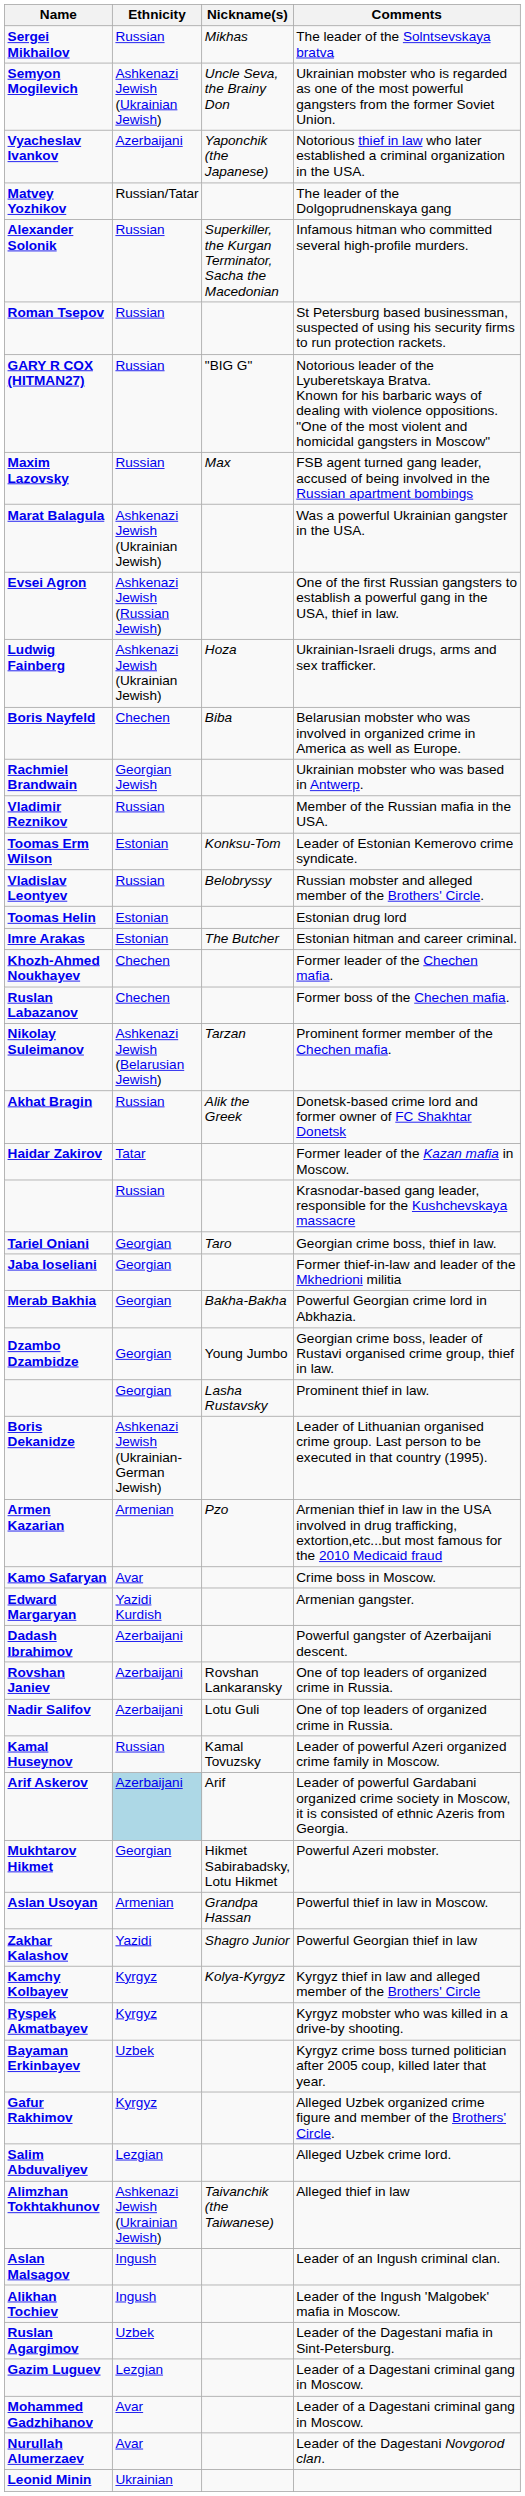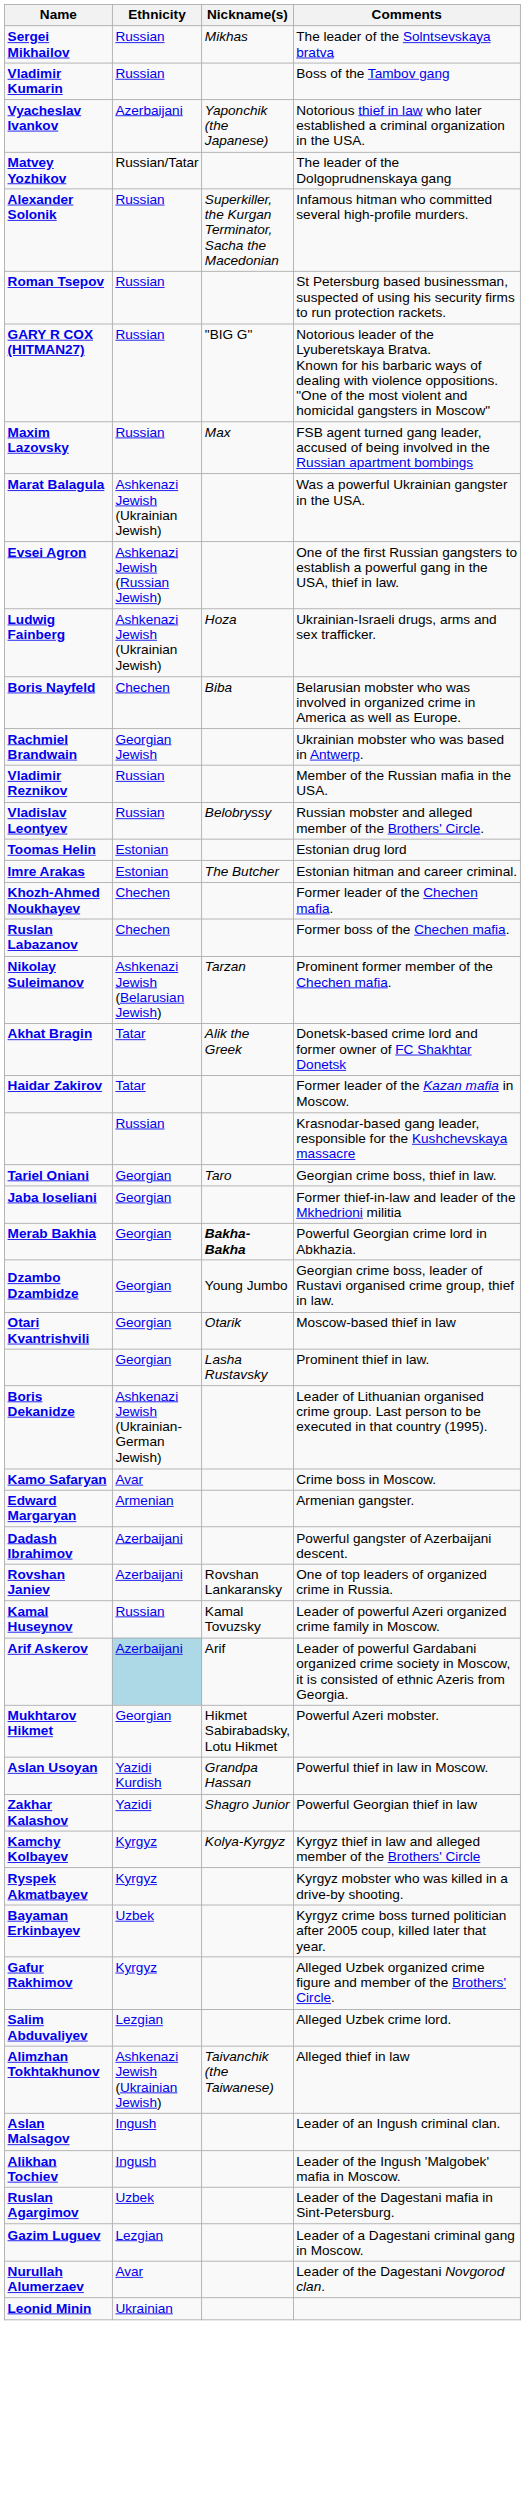- row: (43, 81)
+ row: (35, 81)
- row: (48, 851)
(140, 1101) Russian -> (131, 1034) Tatar
(246, 1301) normal -> (228, 1241) bold
+ row: (48, 1330)
- row: (36, 1517)
(138, 1606) Yazidi Kurdish -> (145, 1501) Armenian
- row: (49, 1709)
(145, 1903) Armenian -> (138, 1775) Yazidi Kurdish
- row: (50, 2414)
